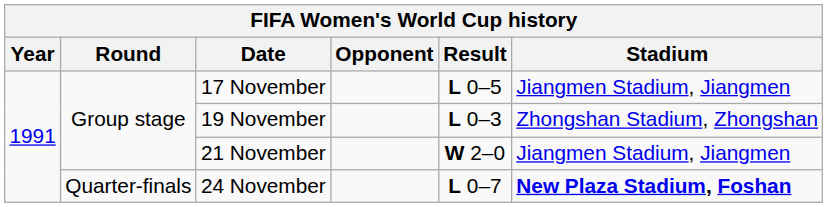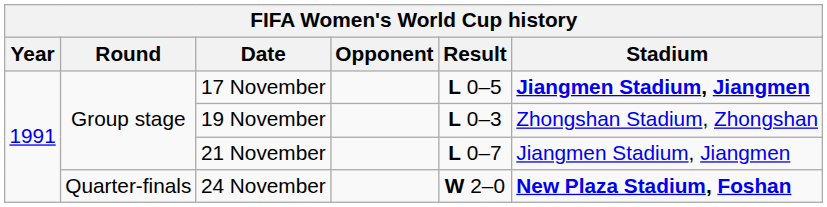(653, 86) normal -> (663, 86) bold
(475, 152) W 2–0 -> (475, 152) L 0–7
(475, 185) L 0–7 -> (475, 185) W 2–0
